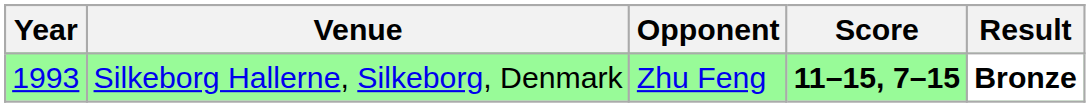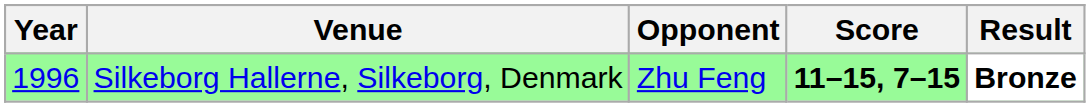(46, 77) 1993 -> (46, 77) 1996
